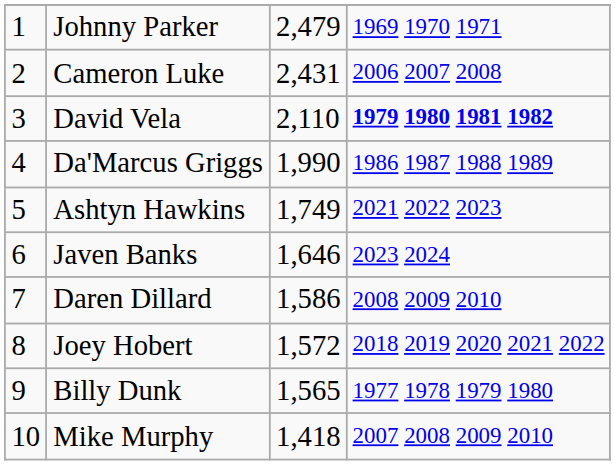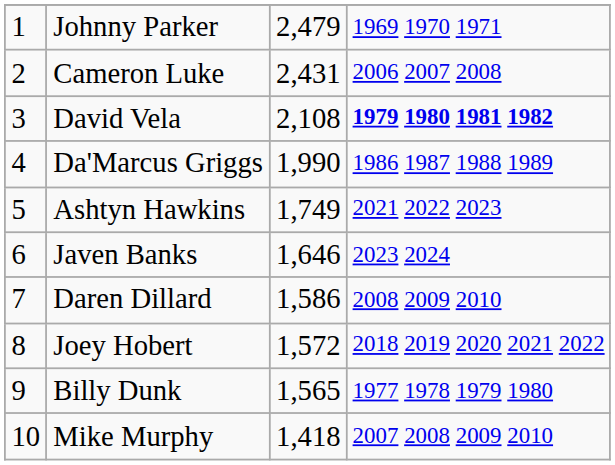(308, 118) 2,110 -> (308, 118) 2,108
